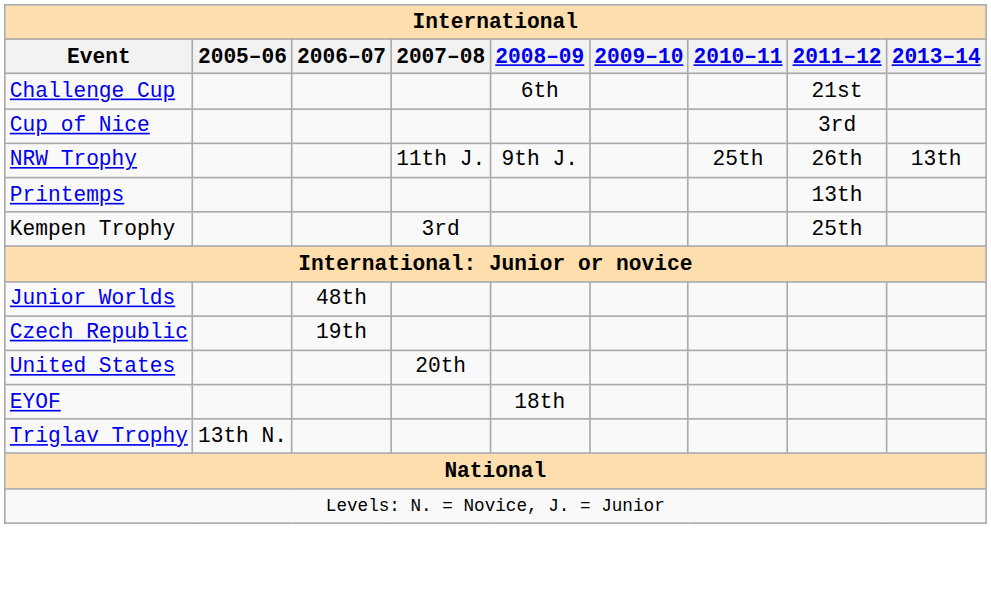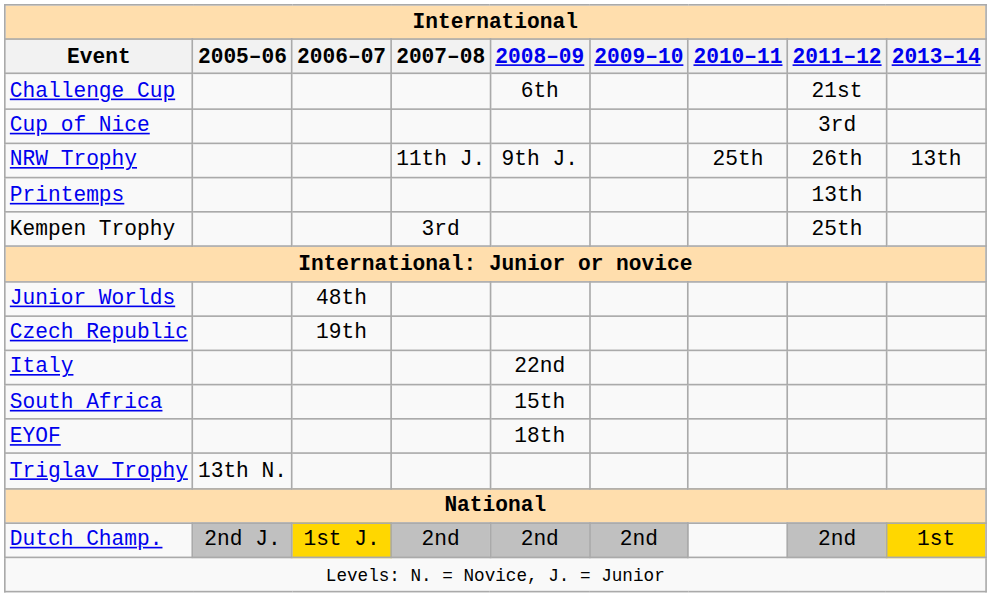+ row: (42, 367)
+ row: (86, 402)
- row: (93, 367)
+ row: (86, 540)
